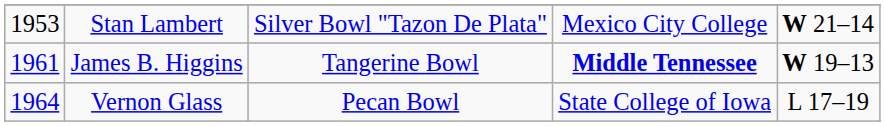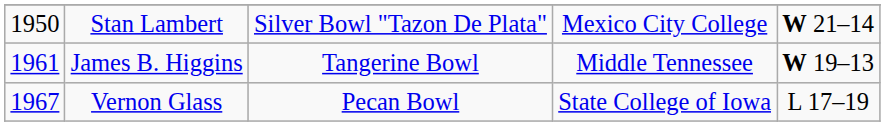(35, 23) 1953 -> (35, 23) 1950
(665, 62) bold -> (665, 62) normal
(35, 101) 1964 -> (35, 101) 1967
